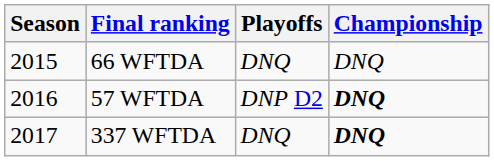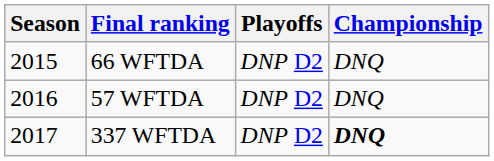(266, 60) DNQ -> (282, 60) DNP D2
(359, 98) bold -> (359, 98) normal
(266, 135) DNQ -> (282, 135) DNP D2
